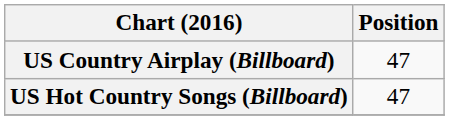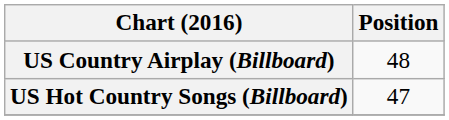(398, 59) 47 -> (398, 59) 48
